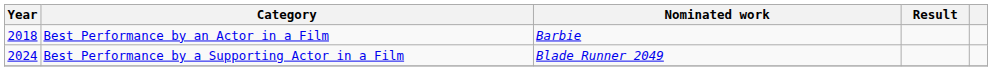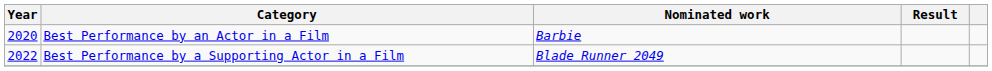(22, 35) 2018 -> (22, 35) 2020
(22, 55) 2024 -> (22, 55) 2022
